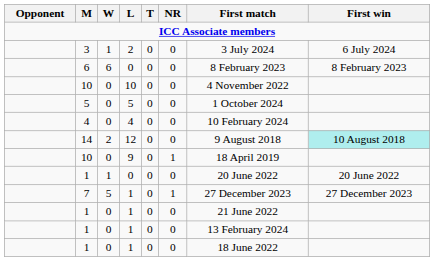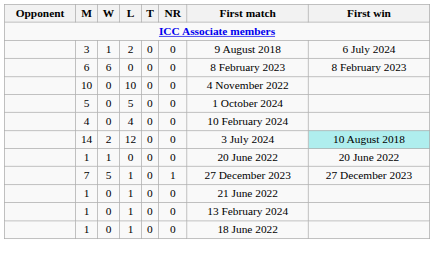(248, 49) 3 July 2024 -> (248, 49) 9 August 2018
(248, 139) 9 August 2018 -> (248, 139) 3 July 2024
- row: (87, 157)
